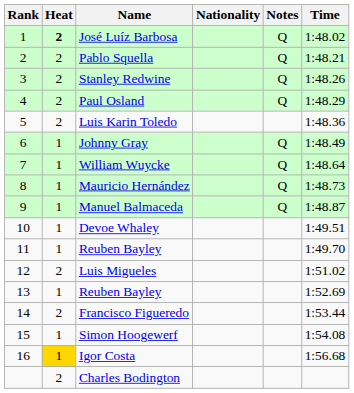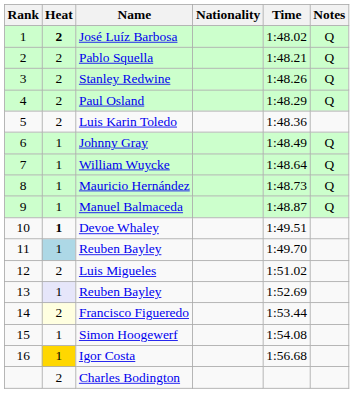columns swapped: (325, 15) <-> (282, 15)
(59, 228) normal -> (59, 228) bold
(59, 249) no background -> (59, 249) lightblue background
(59, 292) no background -> (59, 292) lavender background
(59, 313) no background -> (59, 313) lightyellow background
